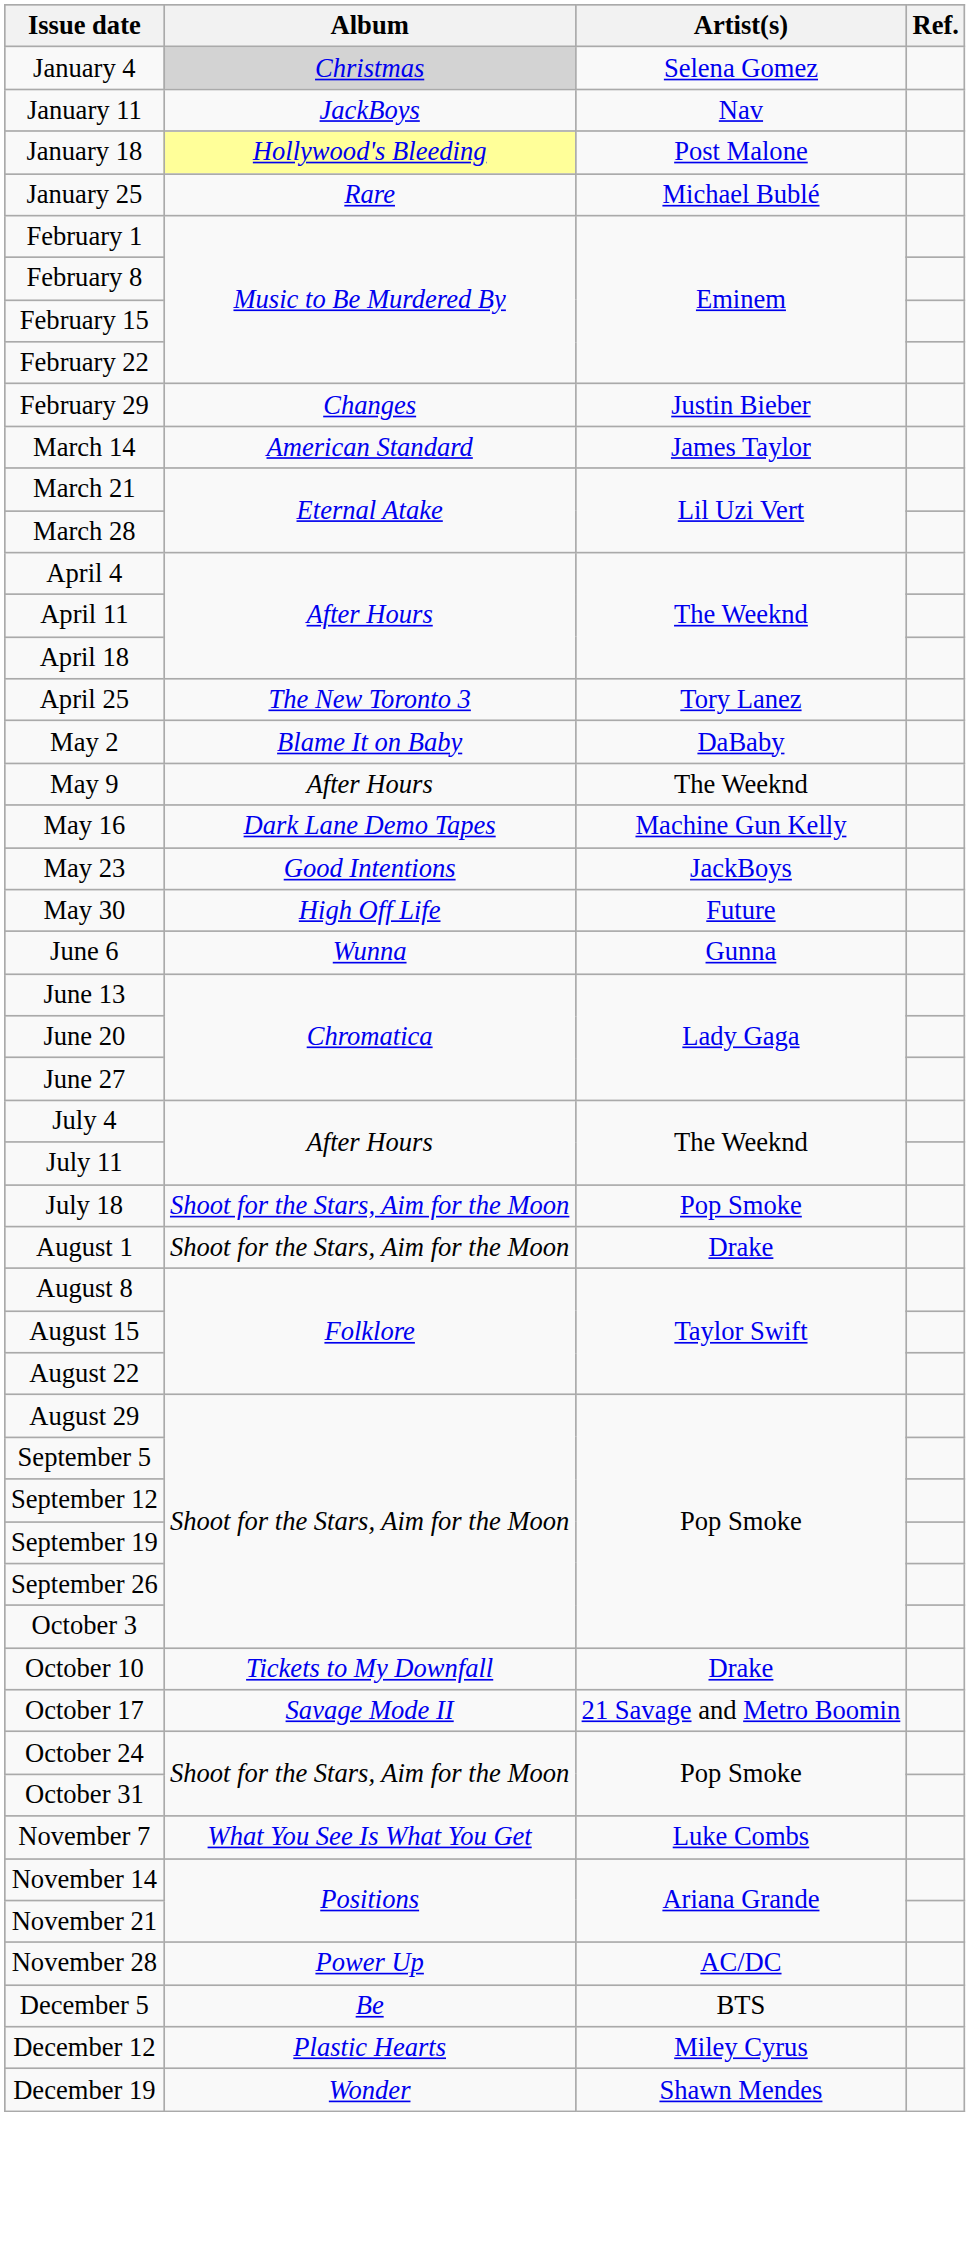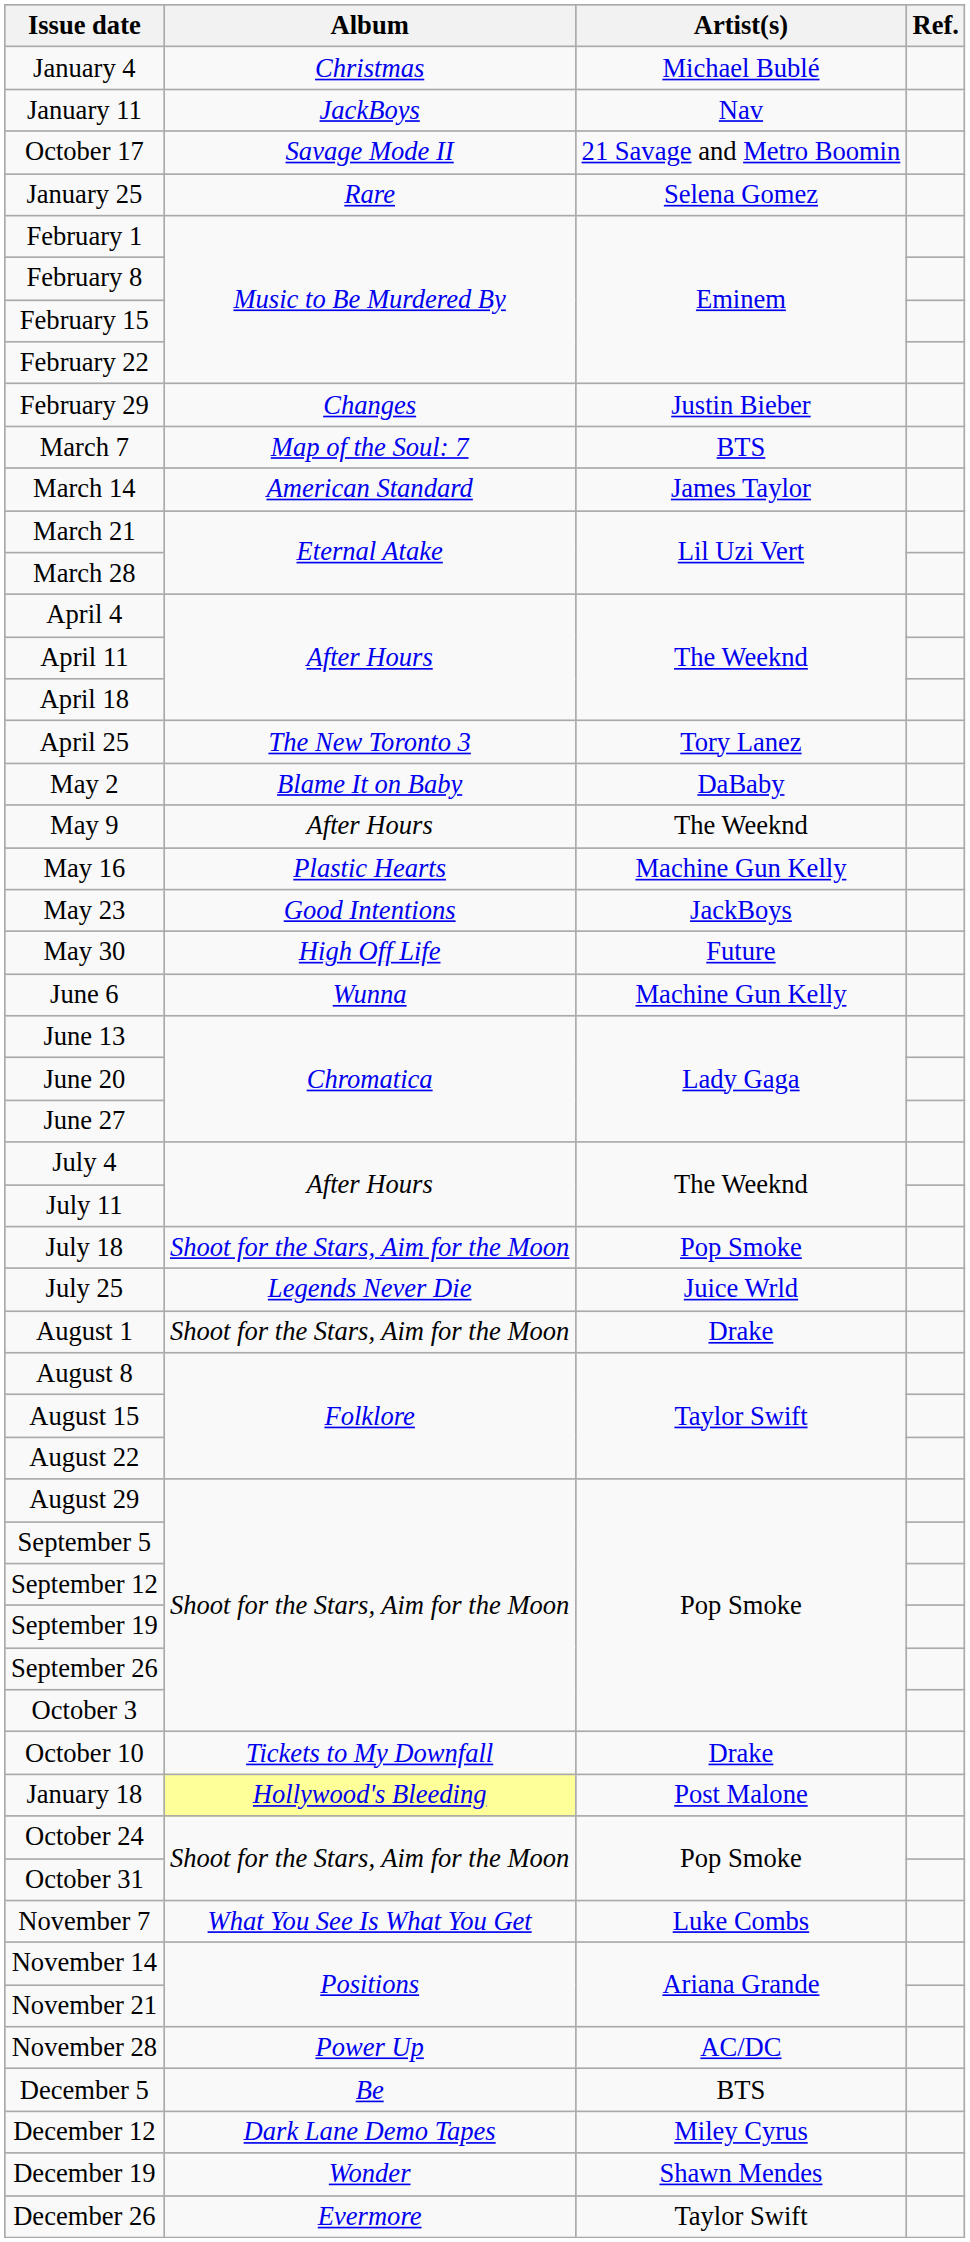(370, 67) lightgrey background -> (370, 67) no background
(741, 67) Selena Gomez -> (741, 67) Michael Bublé
rows swapped: (84, 151) <-> (84, 1710)
(741, 194) Michael Bublé -> (741, 194) Selena Gomez
+ row: (84, 446)
(370, 825) Dark Lane Demo Tapes -> (370, 868) Plastic Hearts
(741, 952) Gunna -> (741, 994) Machine Gun Kelly
+ row: (84, 1289)
(370, 2047) Plastic Hearts -> (370, 2131) Dark Lane Demo Tapes
+ row: (84, 2215)
